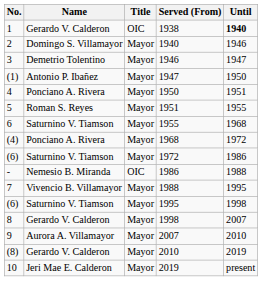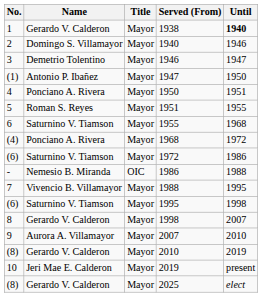(136, 28) OIC -> (141, 28) Mayor
+ row: (169, 284)
